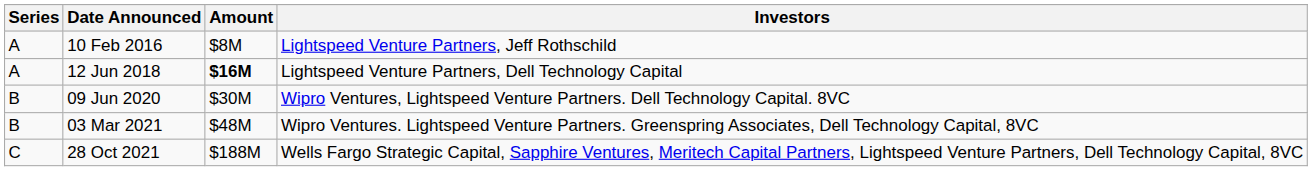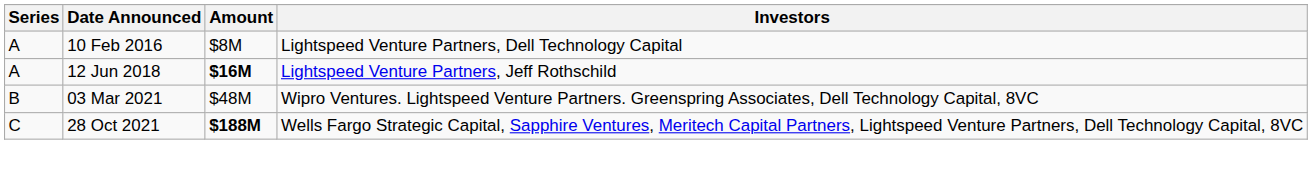(449, 44) Lightspeed Venture Partners, Jeff Rothschild -> (482, 44) Lightspeed Venture Partners, Dell Technology Capital
(482, 71) Lightspeed Venture Partners, Dell Technology Capital -> (449, 71) Lightspeed Venture Partners, Jeff Rothschild
- row: (114, 98)
(235, 152) normal -> (235, 125) bold
